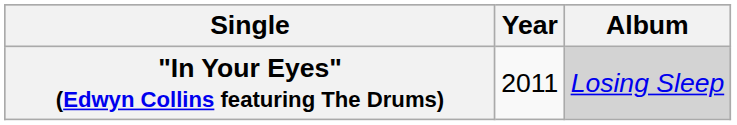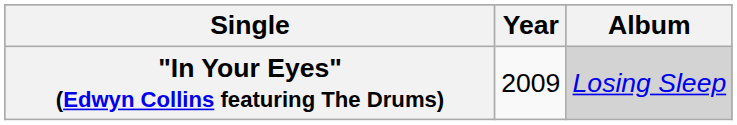(530, 82) 2011 -> (531, 82) 2009
